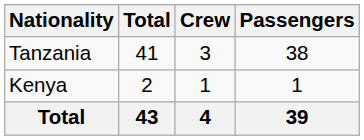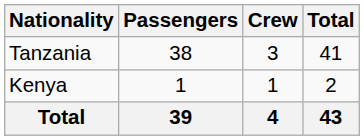columns swapped: (297, 20) <-> (147, 20)
